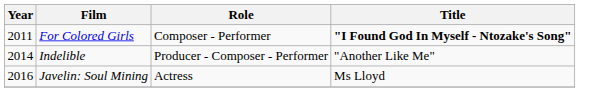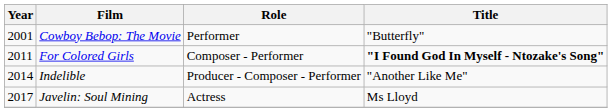+ row: (110, 35)
(20, 76) 2016 -> (20, 96) 2017
